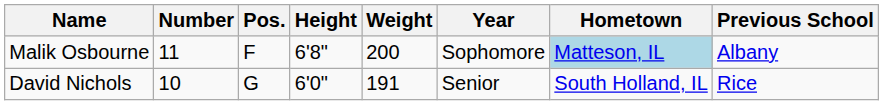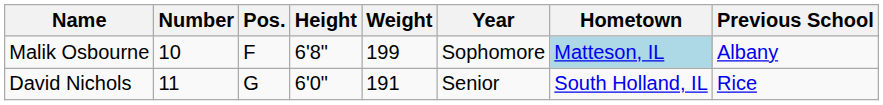(169, 52) 11 -> (170, 52) 10
(383, 52) 200 -> (383, 52) 199
(170, 83) 10 -> (169, 83) 11
